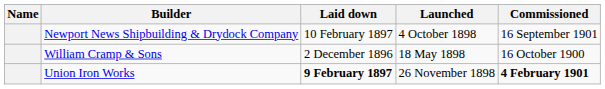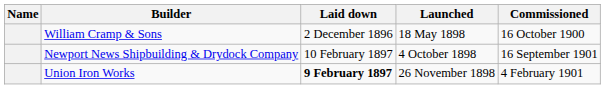rows swapped: (171, 34) <-> (103, 53)
(545, 73) bold -> (542, 73) normal
